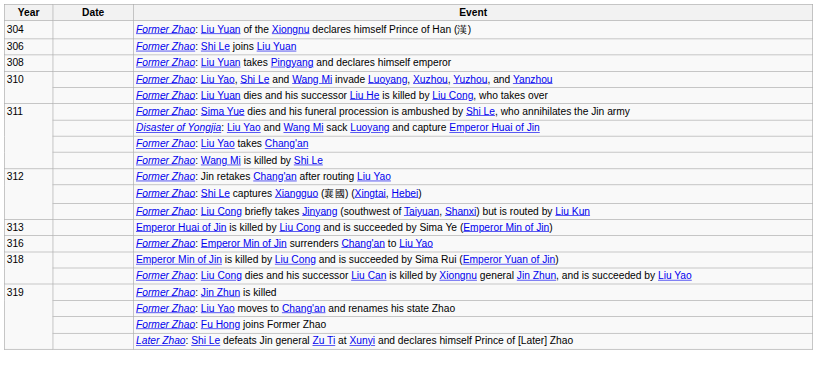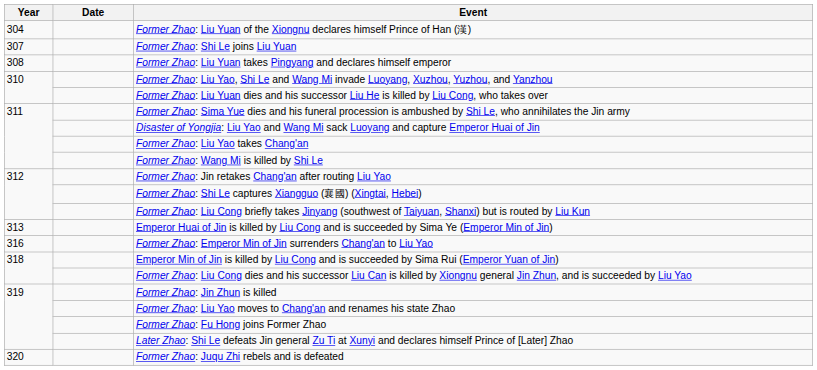(15, 47) 306 -> (15, 47) 307
+ row: (240, 357)
